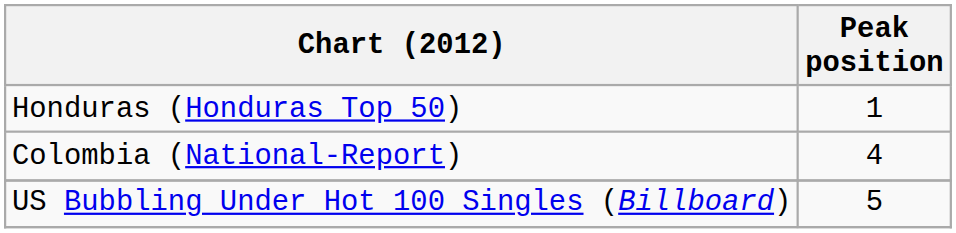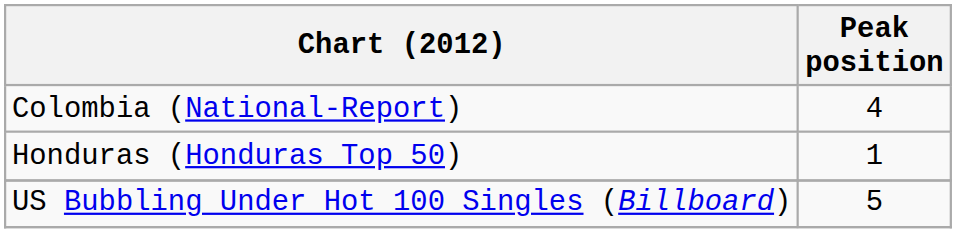rows swapped: (237, 156) <-> (237, 109)
